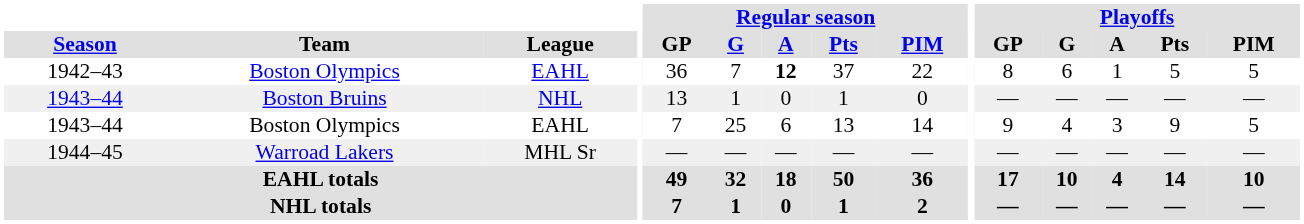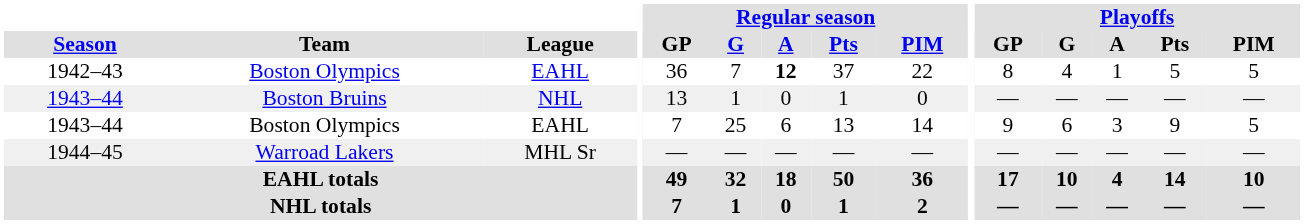(1067, 71) 6 -> (1067, 71) 4
(1067, 125) 4 -> (1067, 125) 6
